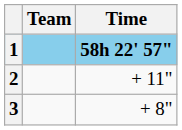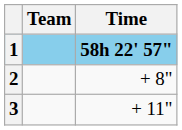(152, 79) + 11" -> (156, 79) + 8"
(156, 109) + 8" -> (152, 109) + 11"
